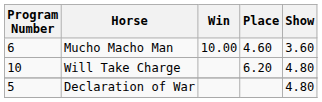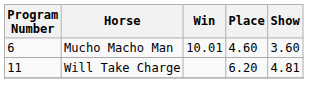(219, 48) 10.00 -> (204, 48) 10.01
(15, 68) 10 -> (15, 68) 11
(300, 68) 4.80 -> (285, 68) 4.81
- row: (130, 87)
